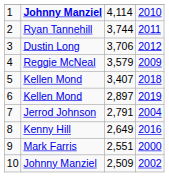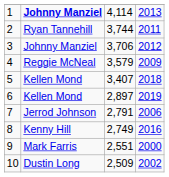(150, 12) 2010 -> (150, 12) 2013
(52, 46) Dustin Long -> (60, 46) Johnny Manziel
(150, 113) 2004 -> (150, 113) 2006
(120, 130) 2,649 -> (120, 130) 2,749
(60, 163) Johnny Manziel -> (52, 163) Dustin Long
